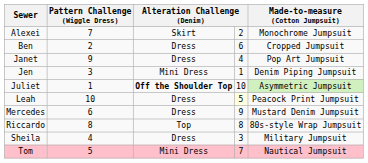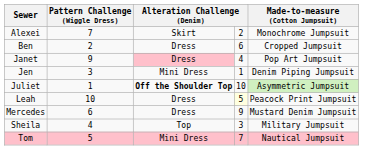(184, 60) no background -> (184, 60) pink background
- row: (26, 125)
(184, 138) Dress -> (184, 125) Top
